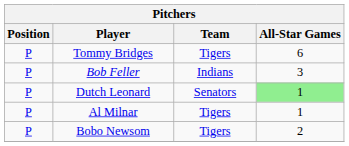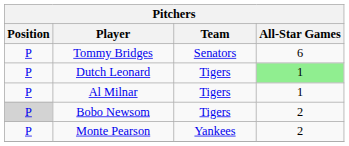(215, 53) Tigers -> (215, 53) Senators
- row: (113, 72)
(215, 92) Senators -> (215, 72) Tigers
(28, 131) no background -> (28, 111) lightgrey background
+ row: (113, 131)
